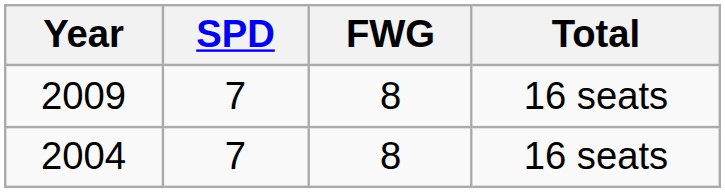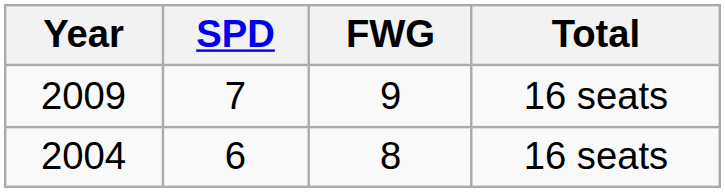(391, 95) 8 -> (391, 95) 9
(235, 156) 7 -> (235, 156) 6
